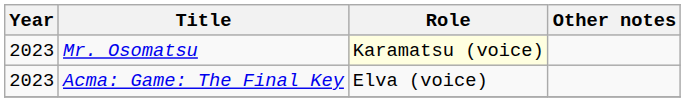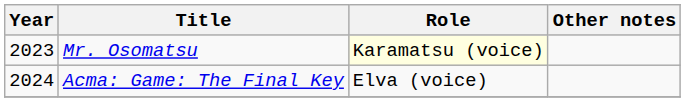(32, 81) 2023 -> (32, 81) 2024
